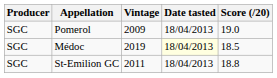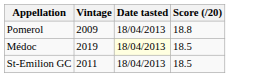- column: (28, 13)
(230, 30) 19.0 -> (182, 30) 18.8
(230, 64) 18.8 -> (182, 64) 18.5
